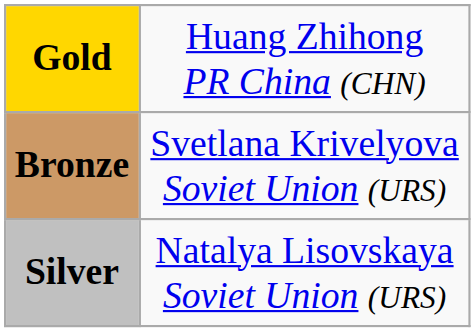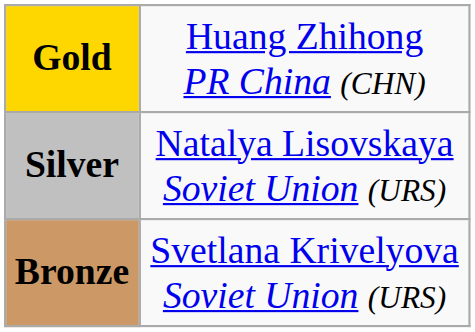rows swapped: (72, 271) <-> (72, 164)
